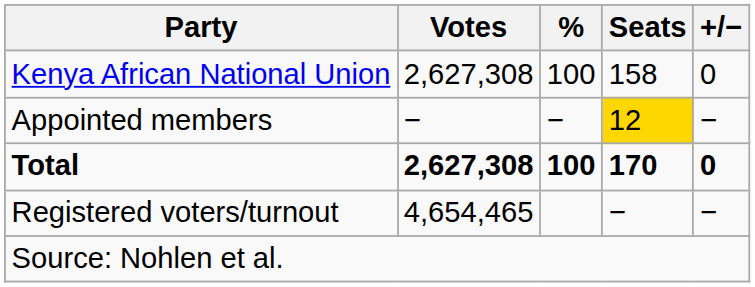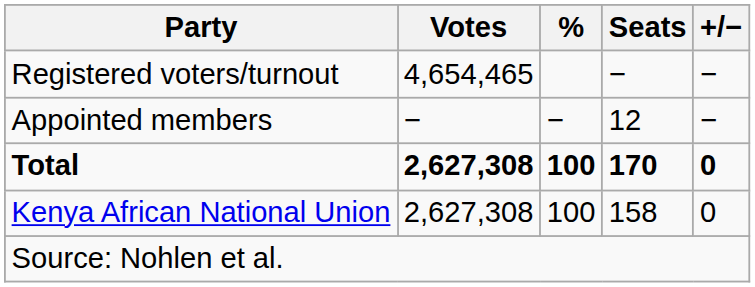rows swapped: (201, 73) <-> (175, 212)
(625, 119) gold background -> (625, 119) no background
